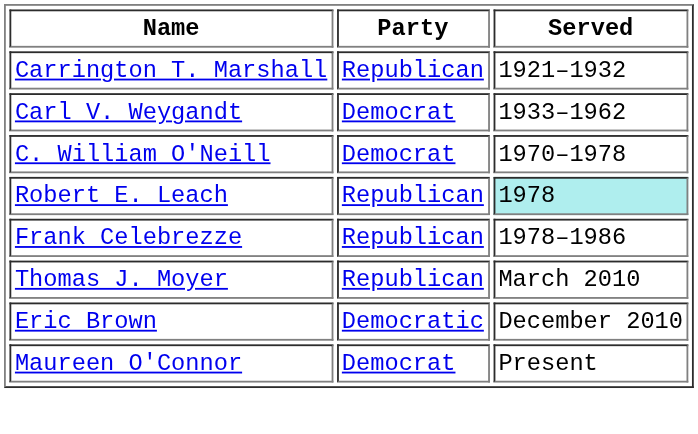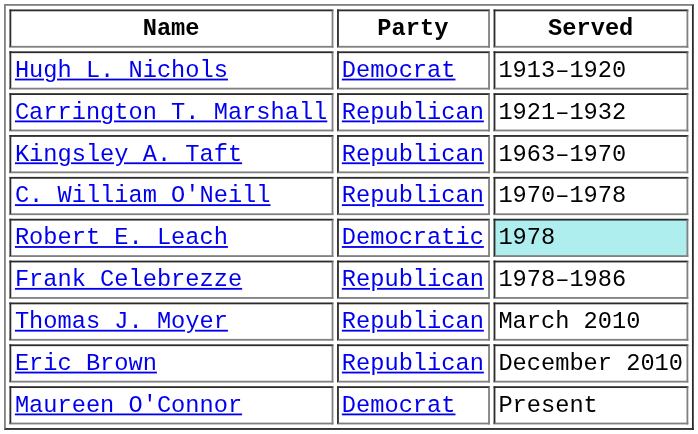+ row: (121, 70)
- row: (129, 112)
+ row: (129, 154)
(399, 154) Democrat -> (413, 196) Republican
(413, 196) Republican -> (413, 238) Democratic
(413, 322) Democratic -> (413, 363) Republican
